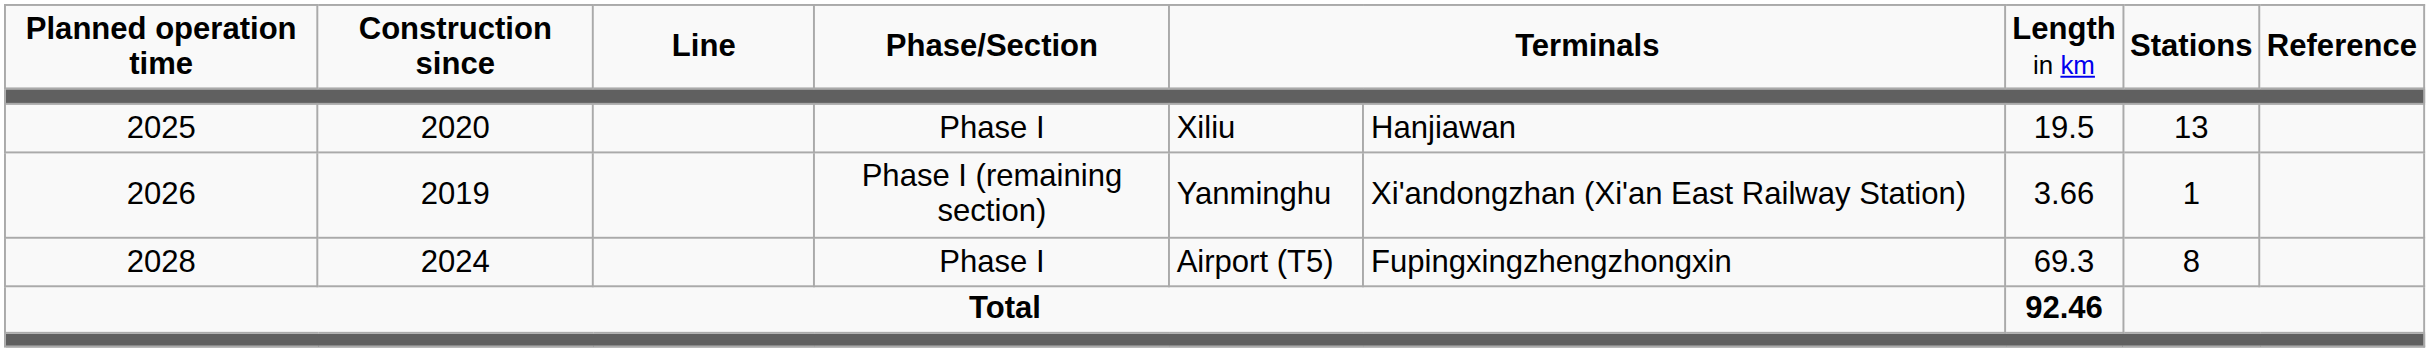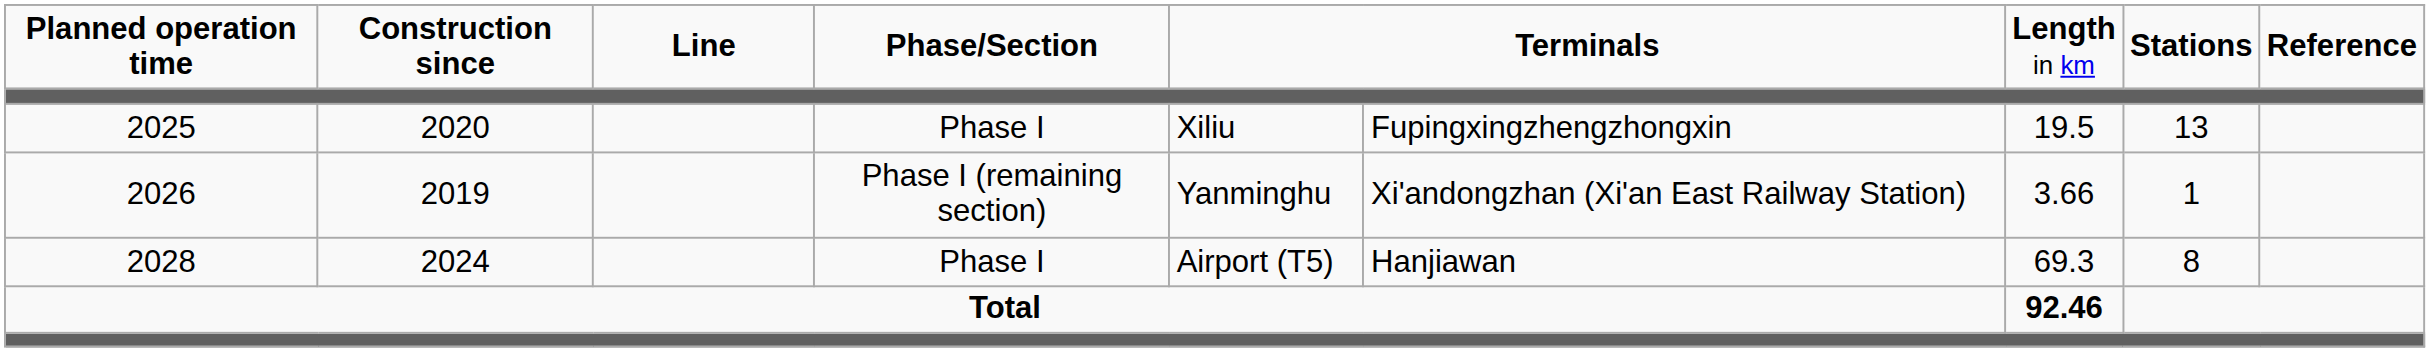(1444, 127) Hanjiawan -> (1551, 127) Fupingxingzhengzhongxin
(1551, 260) Fupingxingzhengzhongxin -> (1444, 260) Hanjiawan
